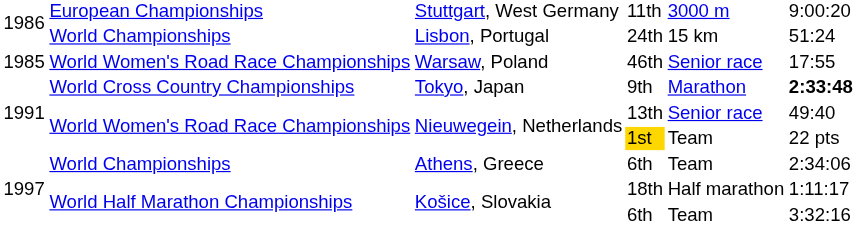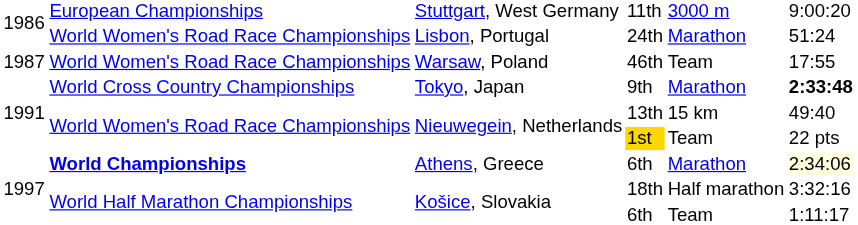(140, 36) World Championships -> (230, 36) World Women's Road Race Championships
(693, 36) 15 km -> (707, 36) Marathon
(24, 61) 1985 -> (24, 61) 1987
(715, 61) Senior race -> (690, 61) Team
(715, 112) Senior race -> (693, 112) 15 km
(140, 163) normal -> (148, 163) bold
(690, 163) Team -> (707, 163) Marathon
(820, 163) no background -> (820, 163) lightyellow background
(819, 189) 1:11:17 -> (820, 189) 3:32:16
(820, 214) 3:32:16 -> (819, 214) 1:11:17
